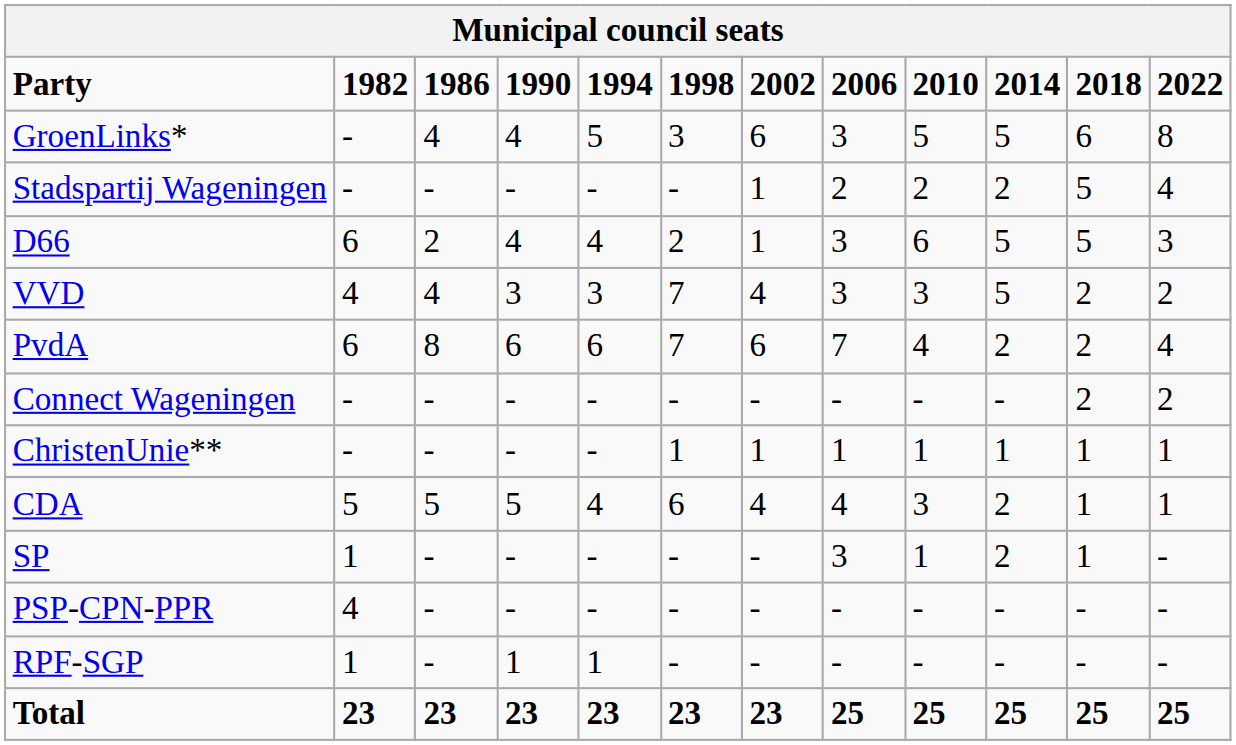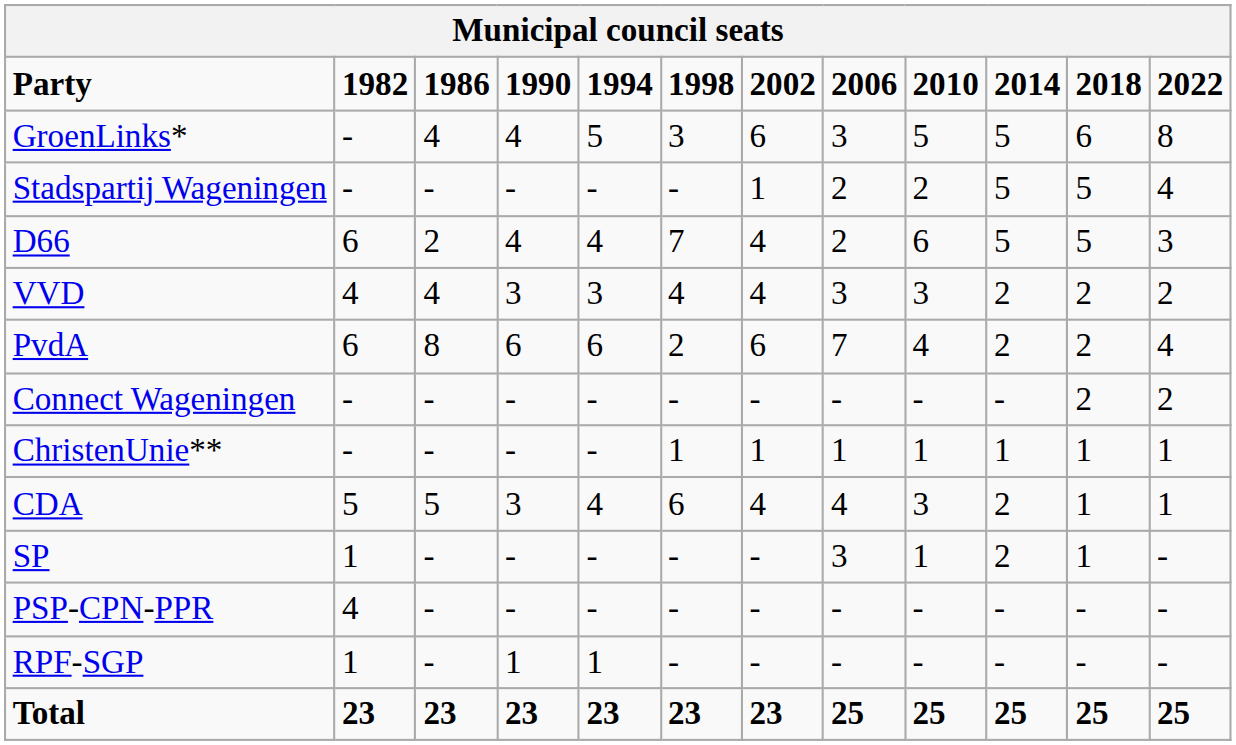(1002, 188) 2 -> (1002, 188) 5
(676, 240) 2 -> (676, 240) 7
(758, 240) 1 -> (758, 240) 4
(839, 240) 3 -> (839, 240) 2
(676, 293) 7 -> (676, 293) 4
(1002, 293) 5 -> (1002, 293) 2
(676, 345) 7 -> (676, 345) 2
(513, 503) 5 -> (513, 503) 3
